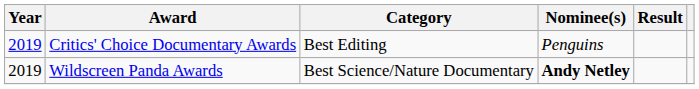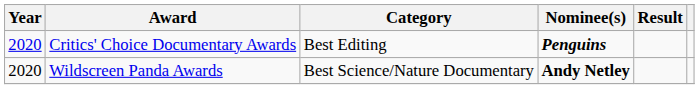(25, 44) 2019 -> (25, 44) 2020
(573, 44) normal -> (574, 44) bold
(25, 70) 2019 -> (25, 70) 2020
